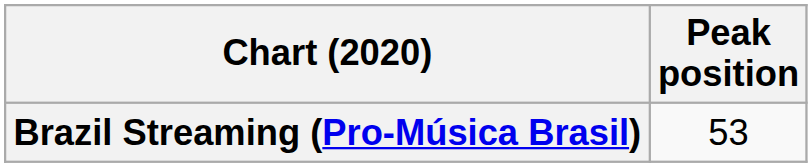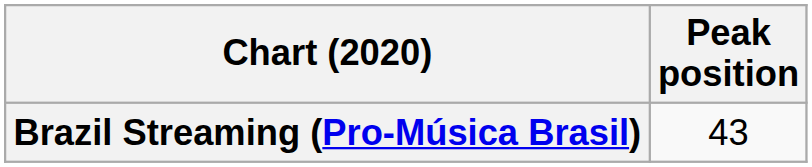(729, 131) 53 -> (729, 131) 43
